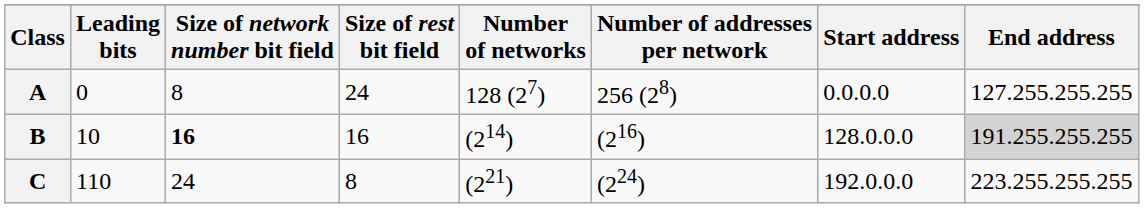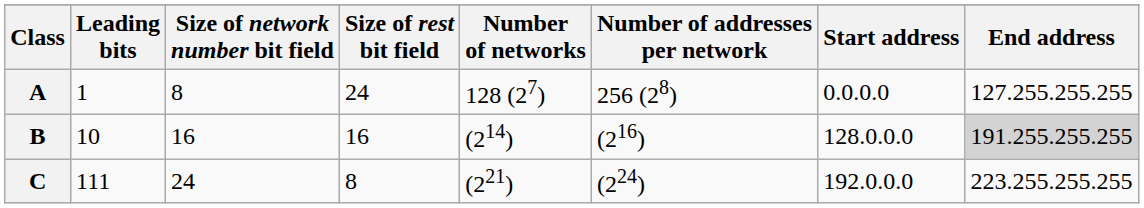(82, 91) 0 -> (82, 91) 1
(183, 136) bold -> (183, 136) normal
(94, 180) 110 -> (93, 180) 111
